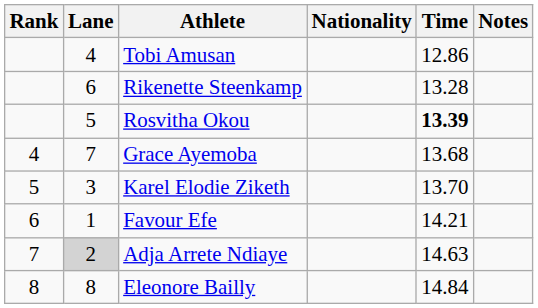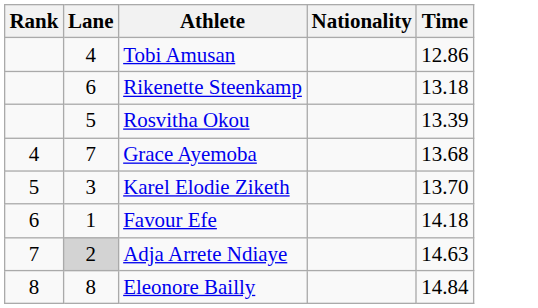- column: (503, 21)
(445, 87) 13.28 -> (445, 87) 13.18
(445, 120) bold -> (445, 120) normal
(445, 220) 14.21 -> (445, 220) 14.18
